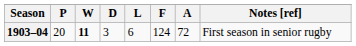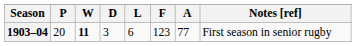(161, 32) 124 -> (161, 32) 123
(183, 32) 72 -> (183, 32) 77
